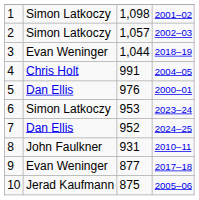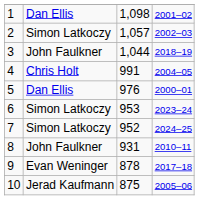(68, 14) Simon Latkoczy -> (50, 14) Dan Ellis
(67, 52) Evan Weninger -> (64, 52) John Faulkner
(50, 128) Dan Ellis -> (68, 128) Simon Latkoczy
(130, 166) 877 -> (130, 166) 878
